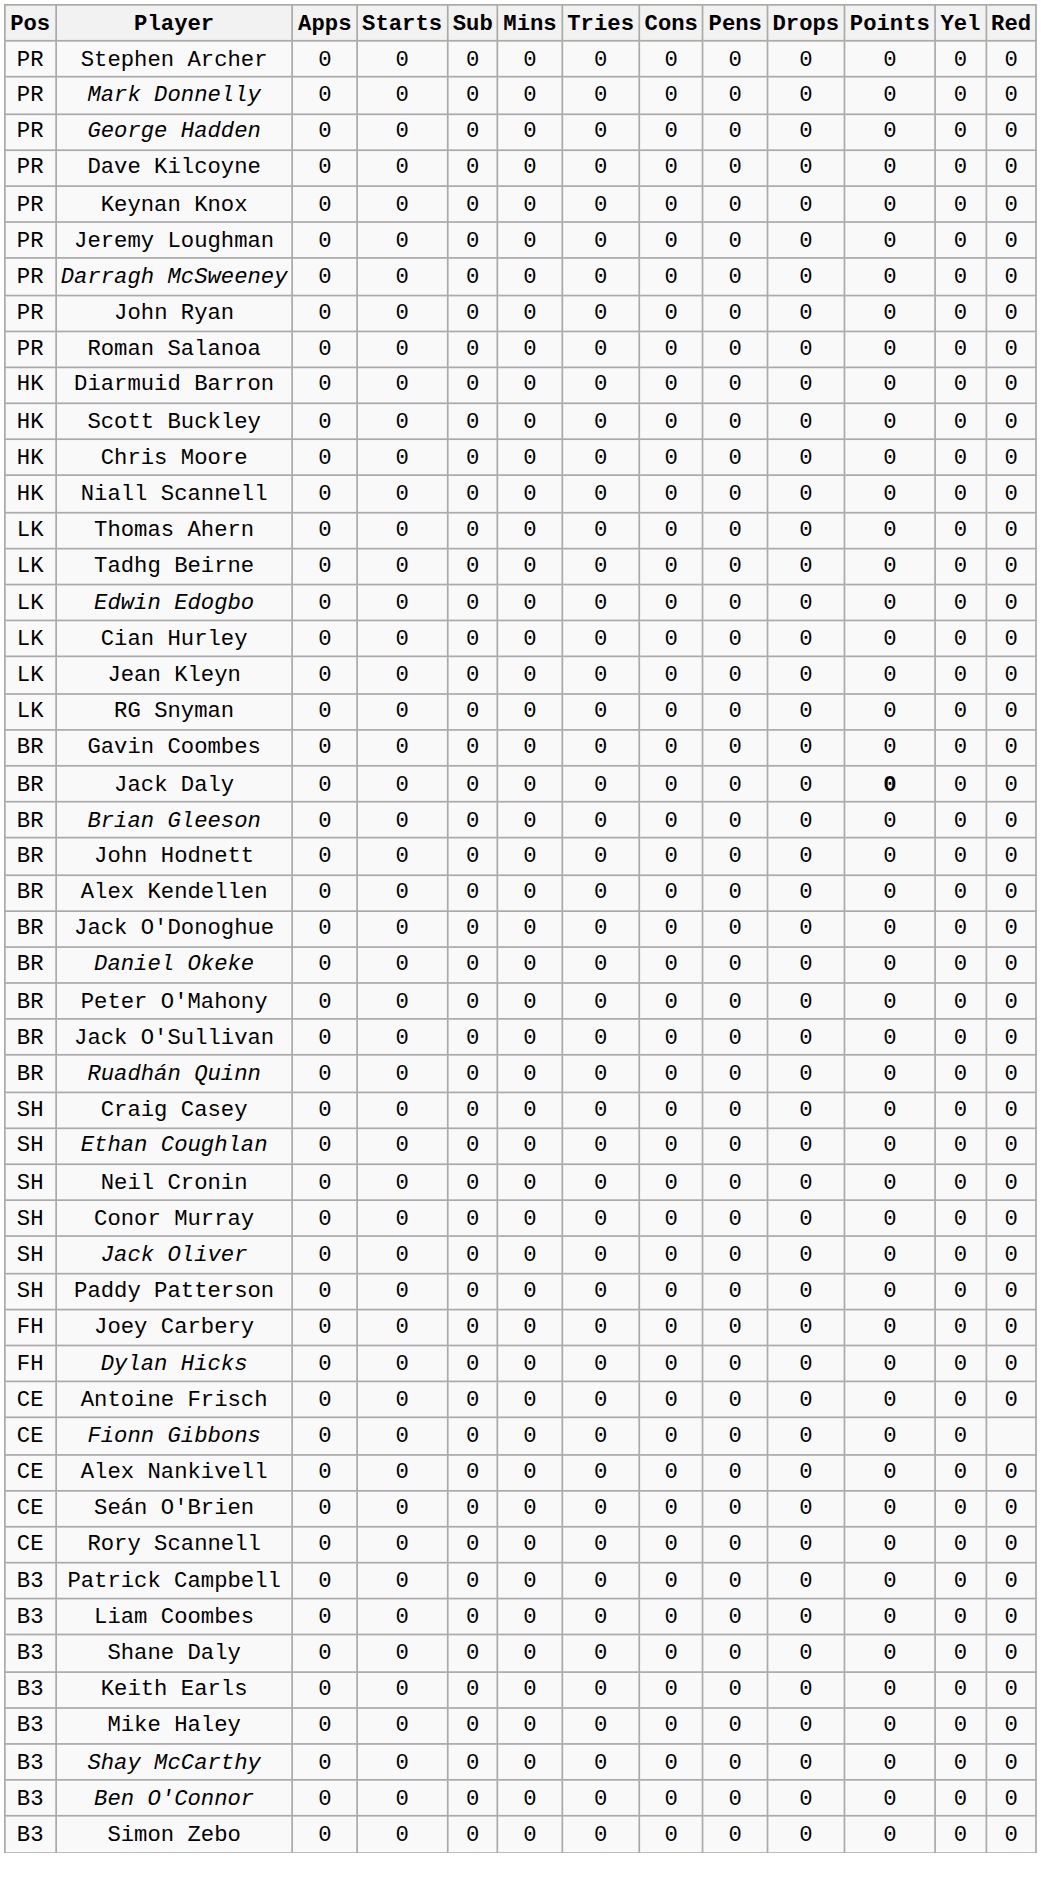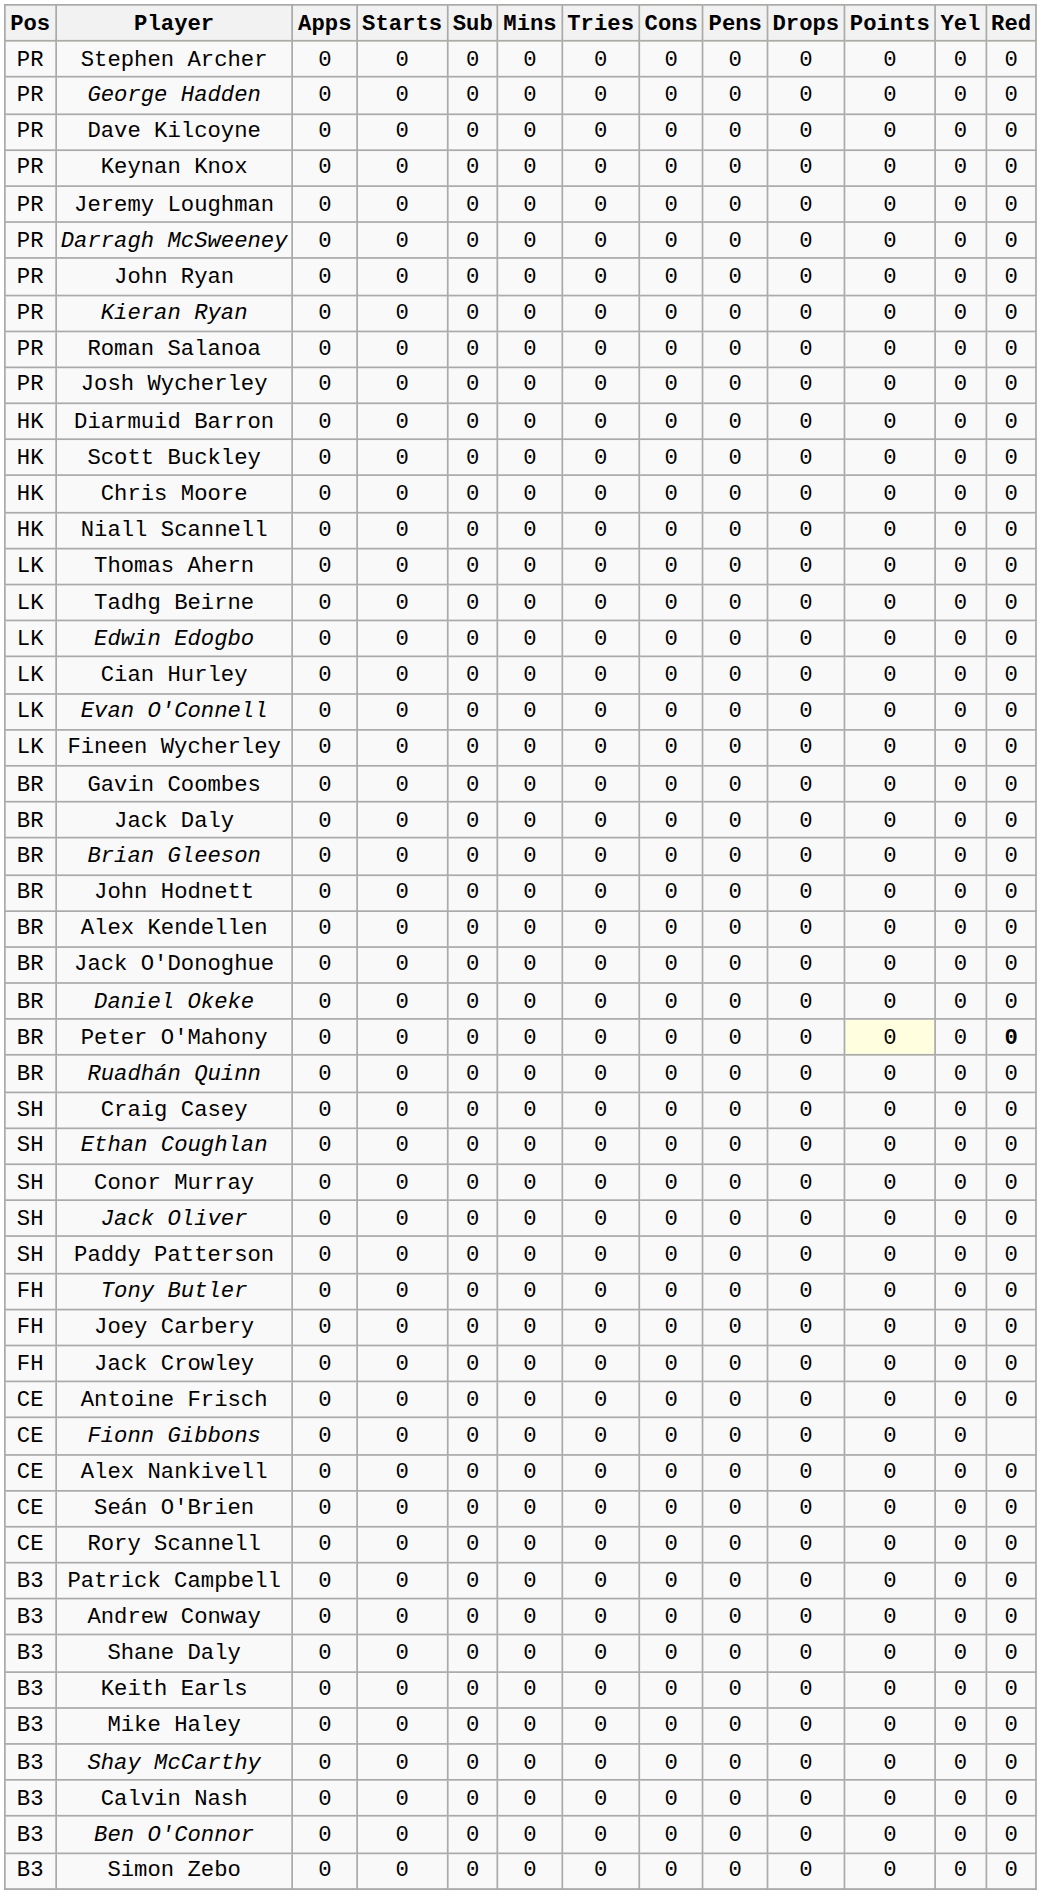- row: (174, 95)
+ row: (174, 313)
+ row: (174, 385)
- row: (174, 675)
+ row: (174, 711)
- row: (174, 711)
+ row: (174, 748)
(890, 784) bold -> (890, 820) normal
(890, 1001) no background -> (890, 1037) lightyellow background
(1011, 1001) normal -> (1011, 1037) bold
- row: (174, 1037)
- row: (174, 1182)
+ row: (174, 1291)
+ row: (174, 1364)
- row: (174, 1364)
+ row: (174, 1617)
- row: (174, 1617)
+ row: (174, 1798)
